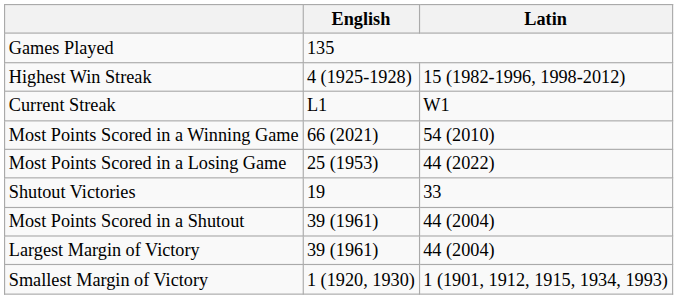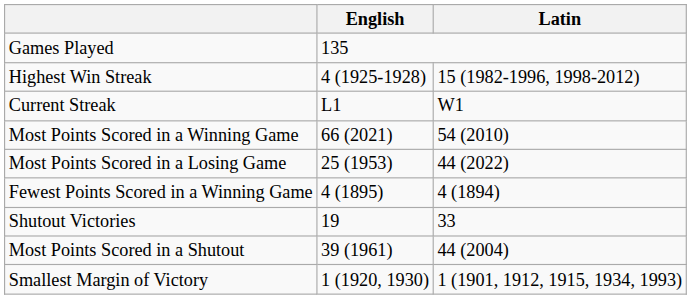+ row: (161, 192)
- row: (104, 250)
